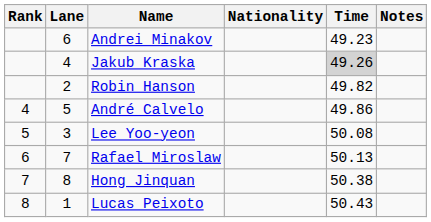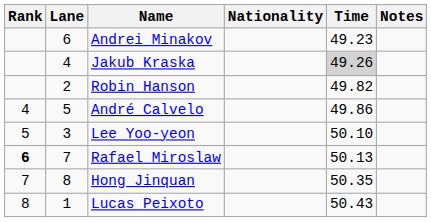(352, 134) 50.08 -> (352, 134) 50.10
(25, 157) normal -> (25, 157) bold
(352, 181) 50.38 -> (352, 181) 50.35
